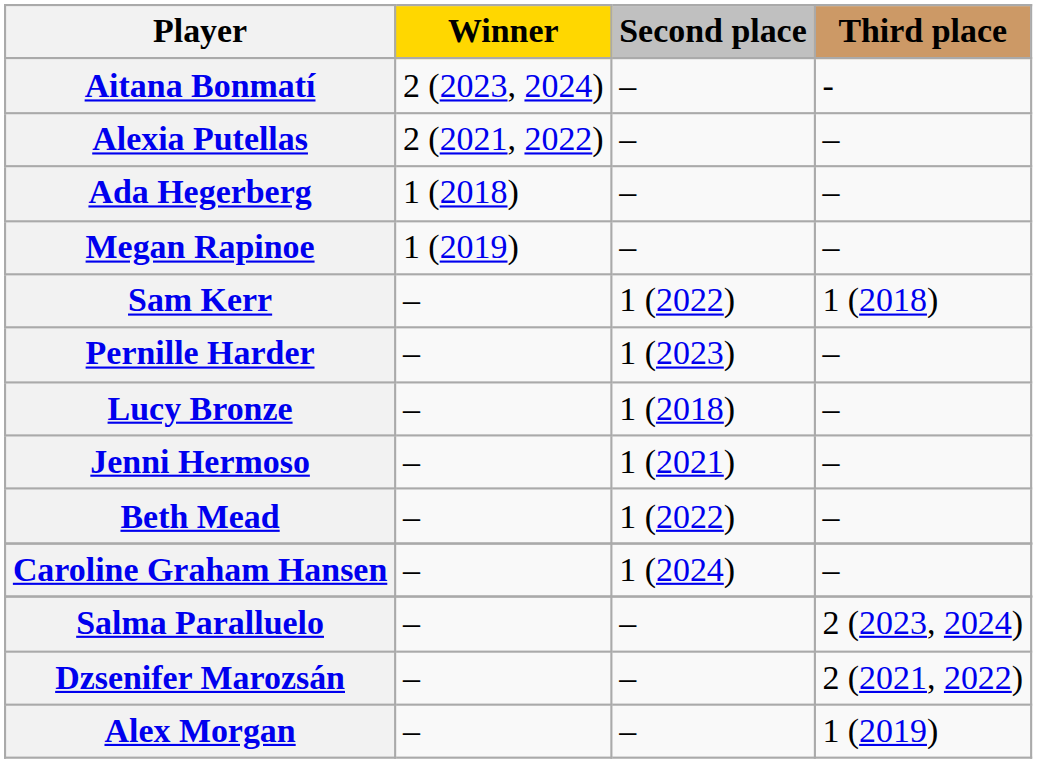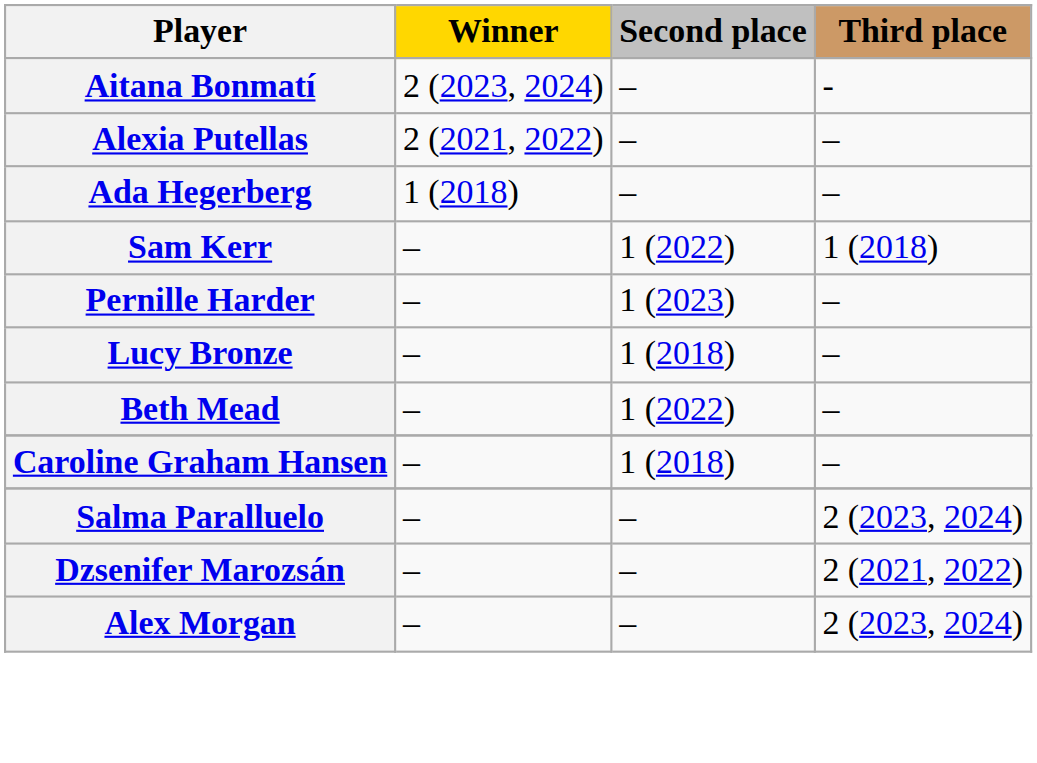- row: (200, 246)
- row: (200, 461)
(677, 569) 1 (2024) -> (677, 461) 1 (2018)
(880, 730) 1 (2019) -> (923, 623) 2 (2023, 2024)
